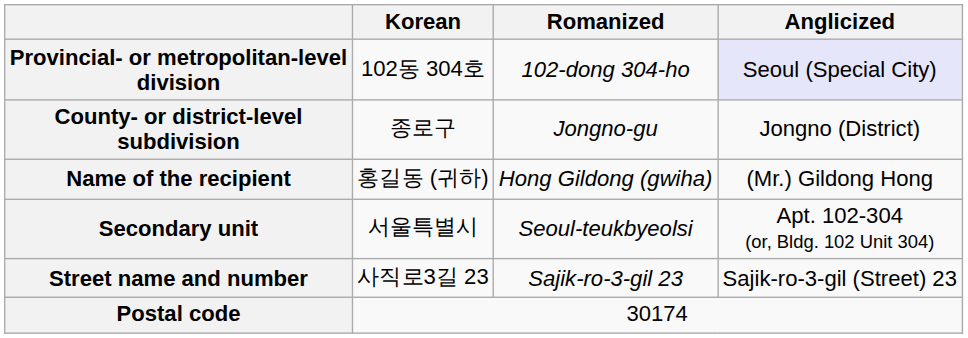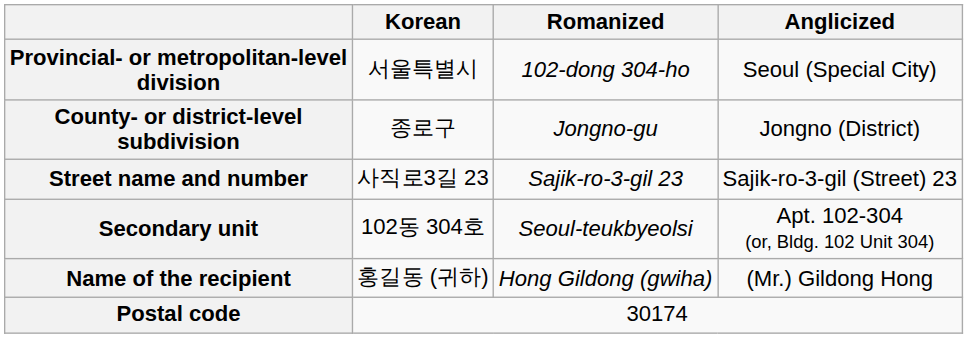(423, 68) 102동 304호 -> (423, 68) 서울특별시
(840, 69) lavender background -> (840, 69) no background
rows swapped: (178, 277) <-> (178, 178)
(423, 227) 서울특별시 -> (423, 227) 102동 304호
